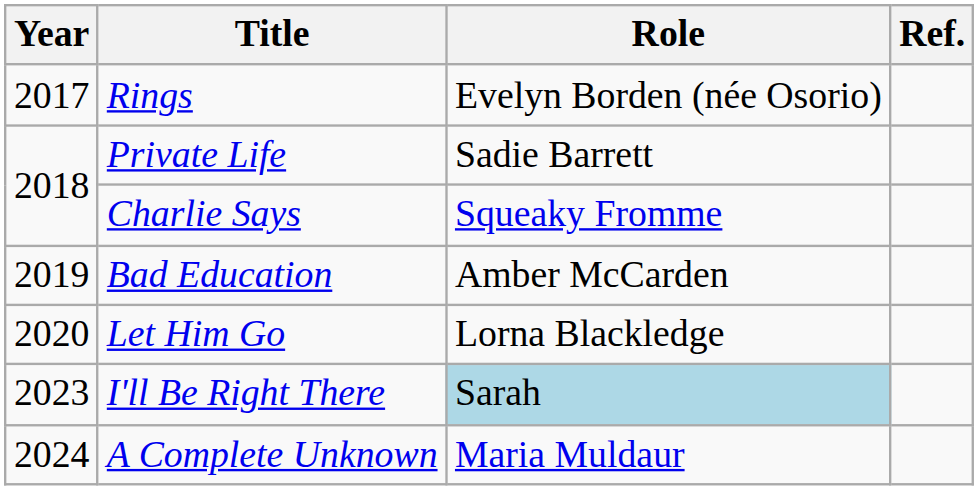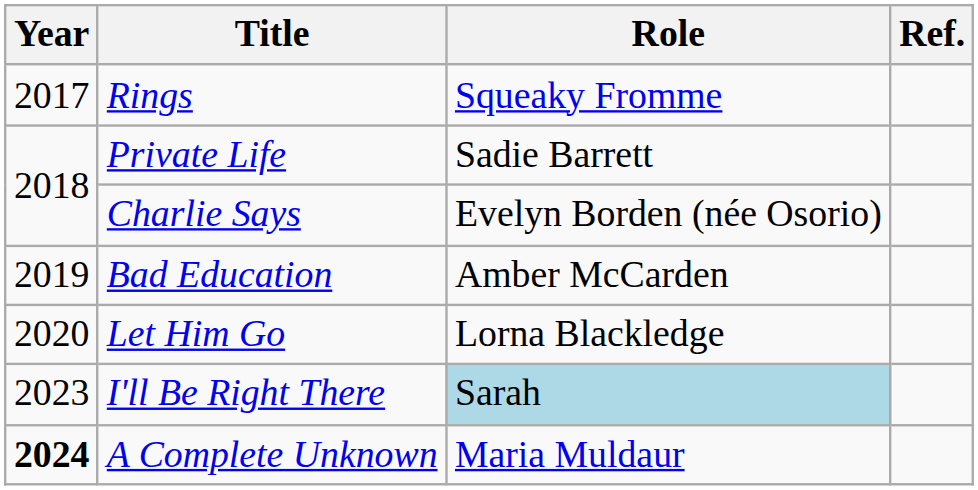(668, 94) Evelyn Borden (née Osorio) -> (589, 94) Squeaky Fromme
(589, 214) Squeaky Fromme -> (668, 214) Evelyn Borden (née Osorio)
(52, 453) normal -> (52, 453) bold
